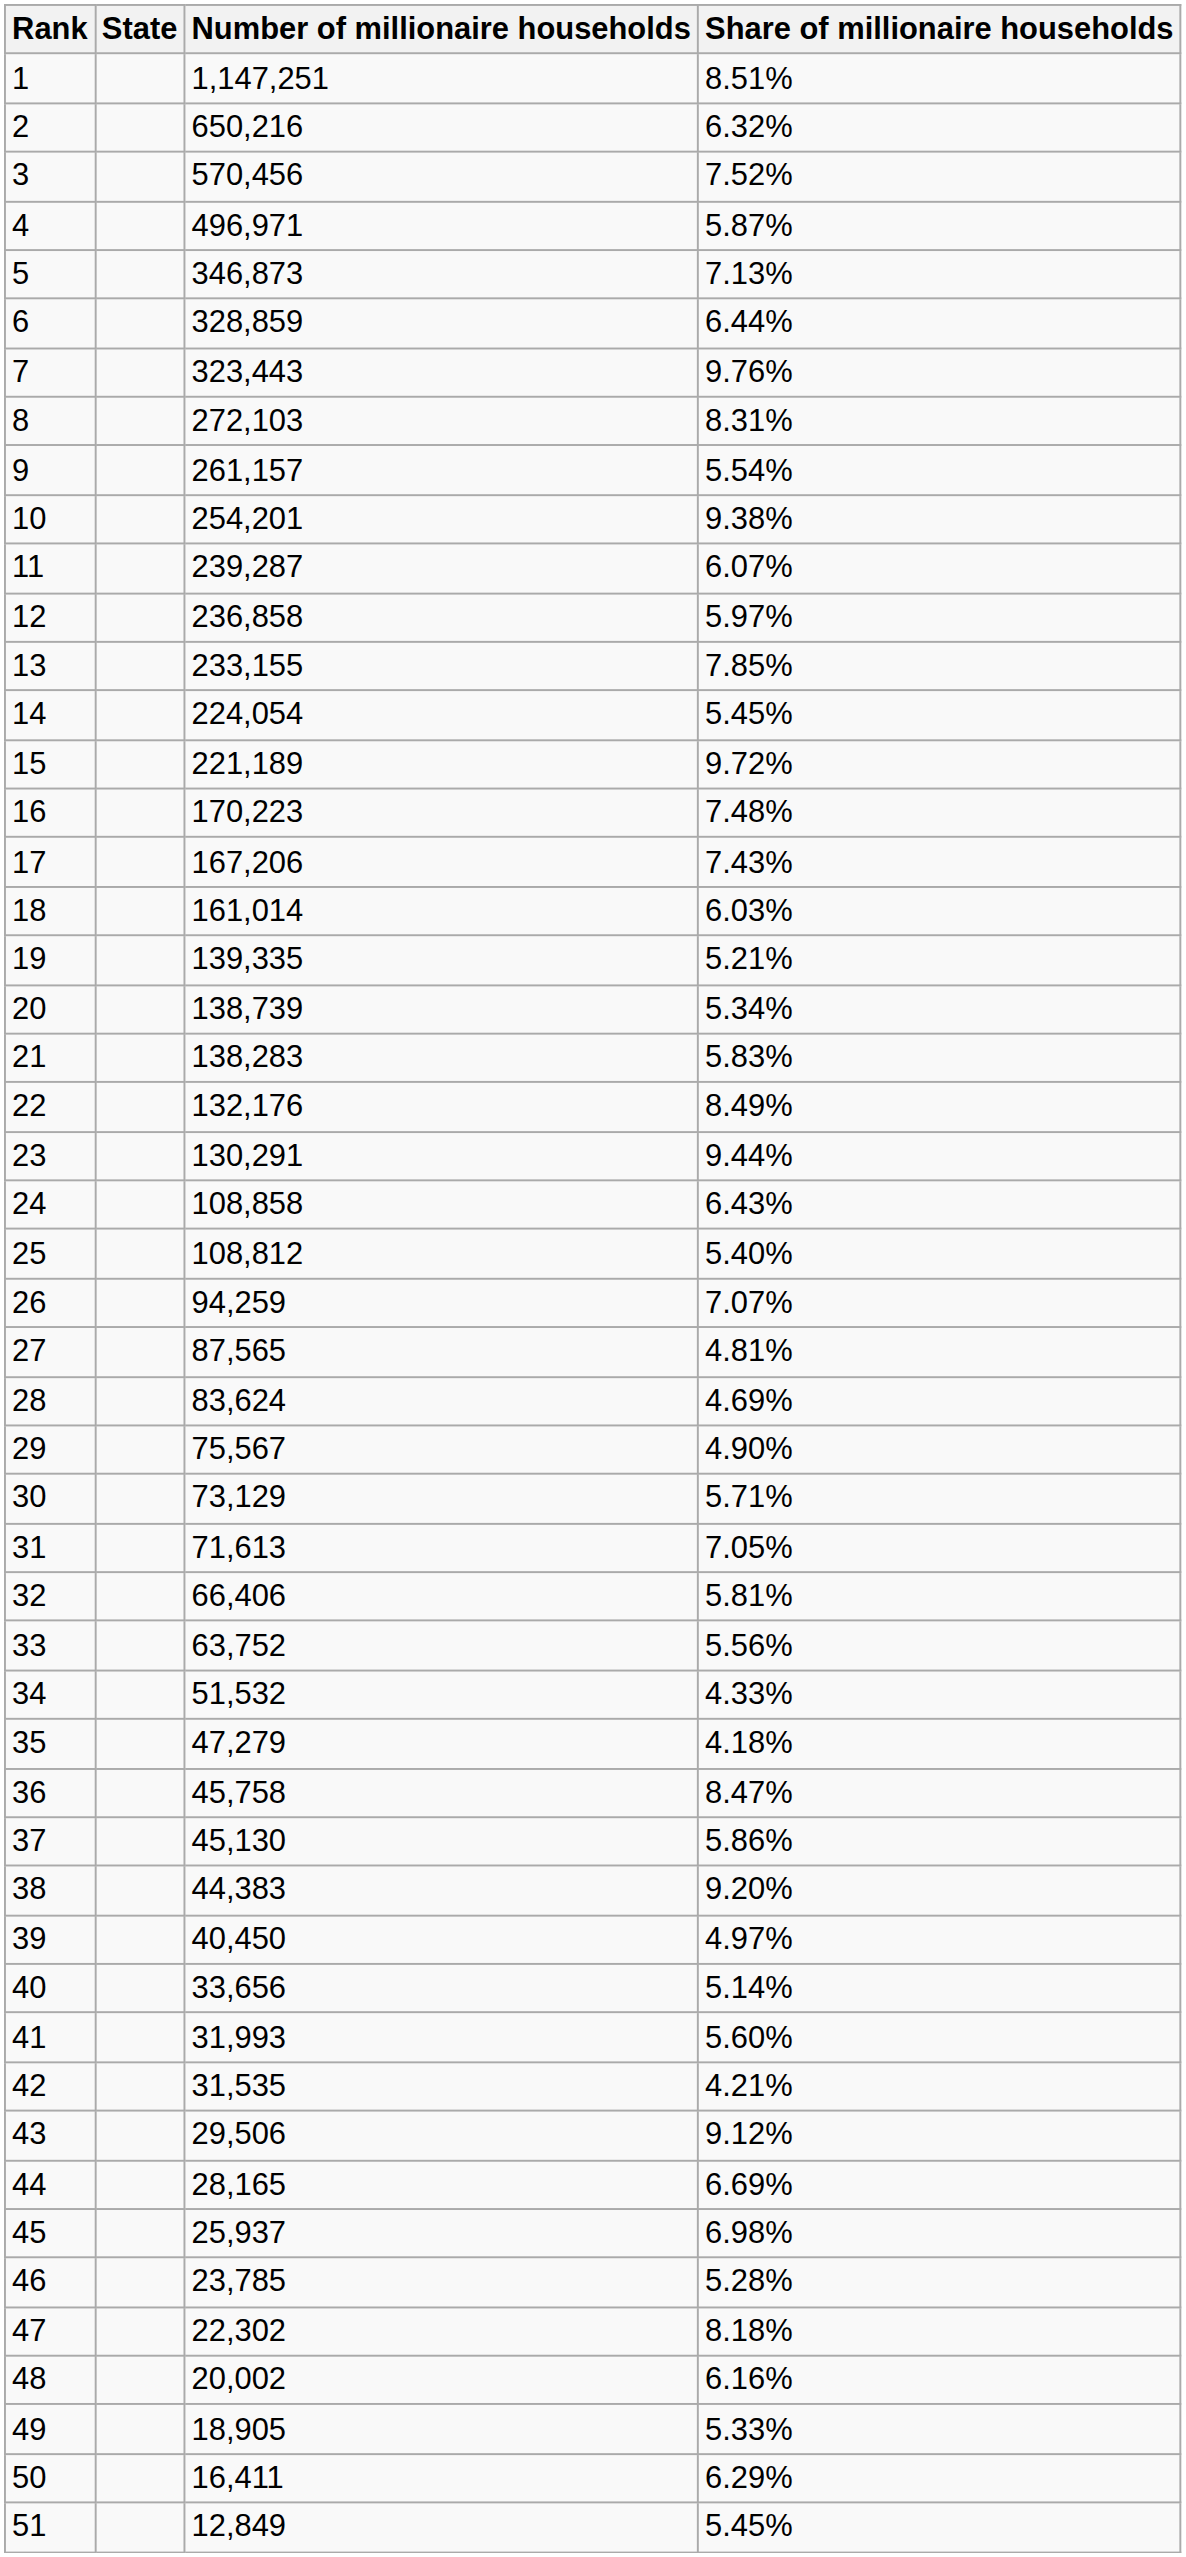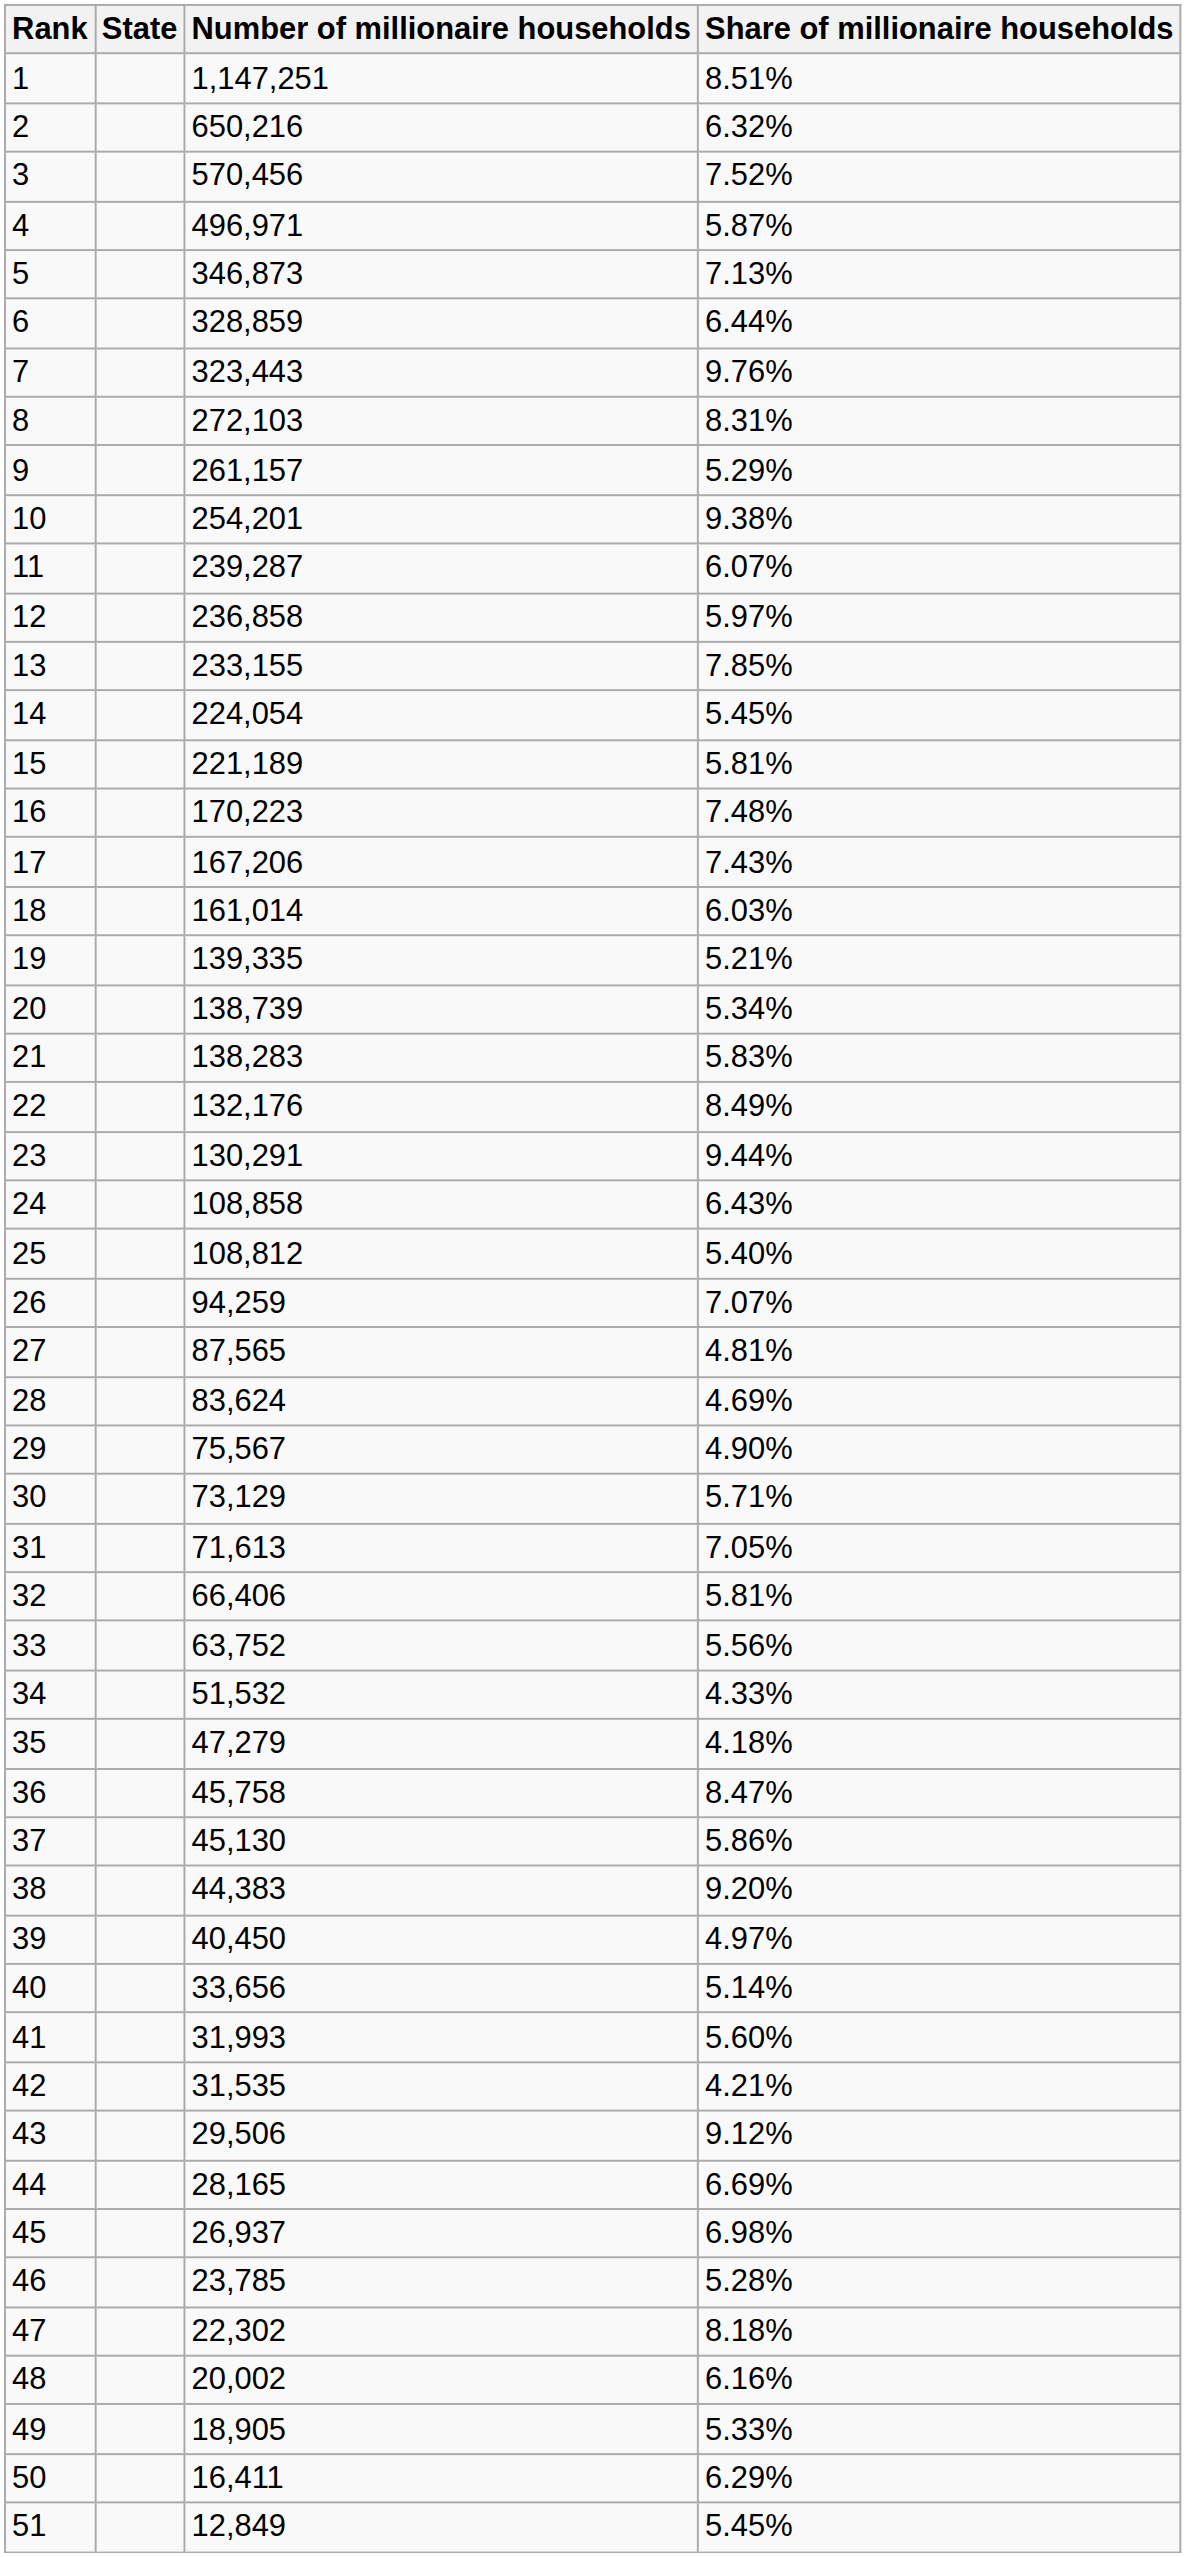(749, 469) 5.54% -> (749, 469) 5.29%
(749, 763) 9.72% -> (749, 763) 5.81%
(239, 2232) 25,937 -> (239, 2232) 26,937
